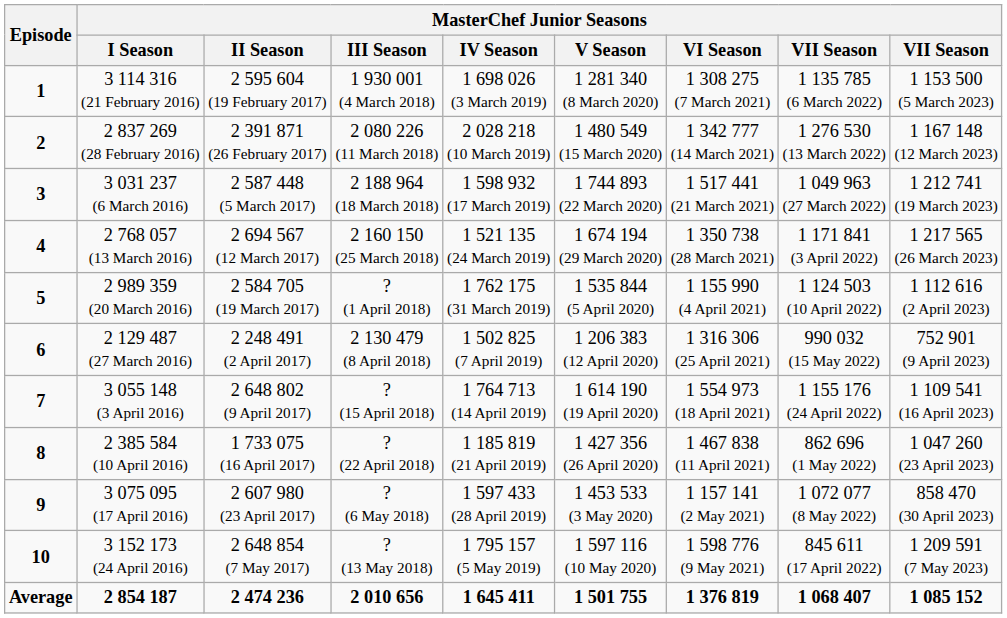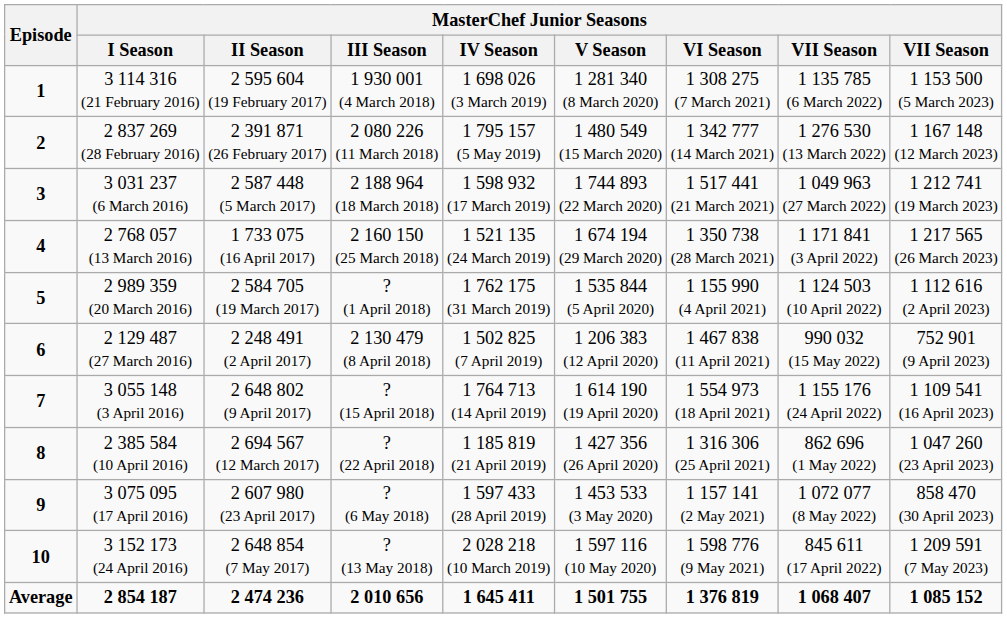(499, 142) 2 028 218 (10 March 2019) -> (499, 142) 1 795 157 (5 May 2019)
(267, 246) 2 694 567 (12 March 2017) -> (267, 246) 1 733 075 (16 April 2017)
(722, 349) 1 316 306 (25 April 2021) -> (722, 349) 1 467 838 (11 April 2021)
(267, 453) 1 733 075 (16 April 2017) -> (267, 453) 2 694 567 (12 March 2017)
(722, 453) 1 467 838 (11 April 2021) -> (722, 453) 1 316 306 (25 April 2021)
(499, 556) 1 795 157 (5 May 2019) -> (499, 556) 2 028 218 (10 March 2019)
